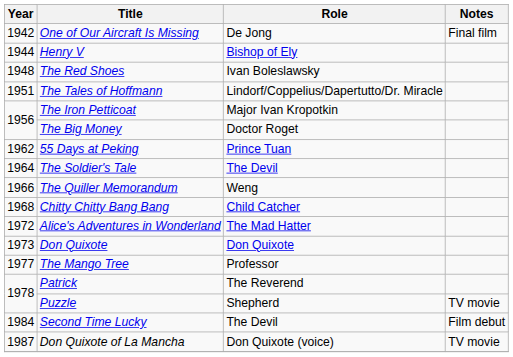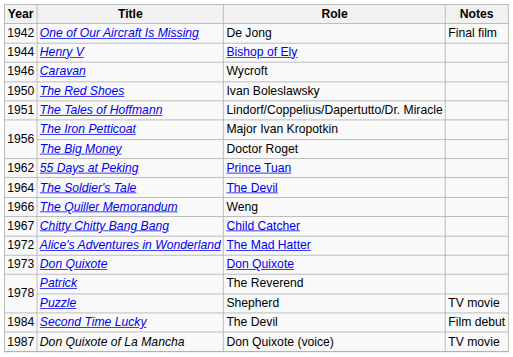+ row: (63, 71)
(21, 71) 1948 -> (21, 91) 1950
(21, 206) 1968 -> (21, 226) 1967
- row: (84, 264)
